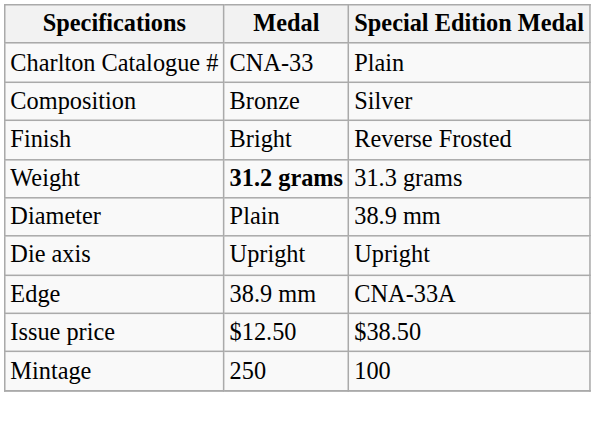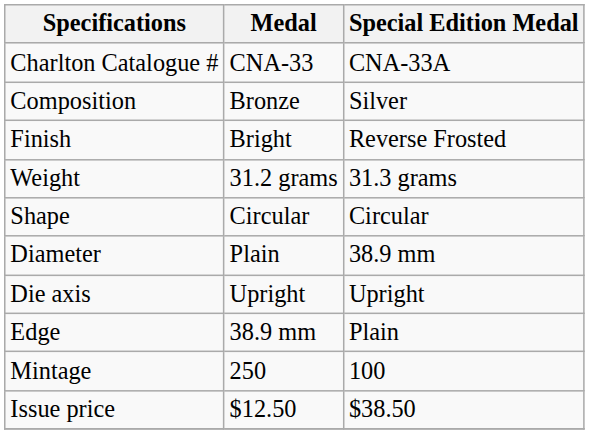(379, 62) Plain -> (400, 62) CNA-33A
(286, 178) bold -> (284, 178) normal
+ row: (40, 216)
(405, 293) CNA-33A -> (374, 332) Plain
rows swapped: (63, 332) <-> (51, 370)
